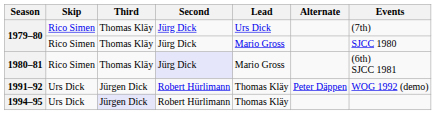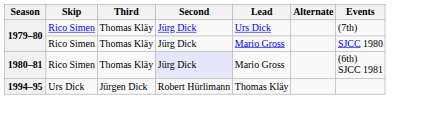- row: (25, 86)
(124, 102) lavender background -> (124, 86) no background
